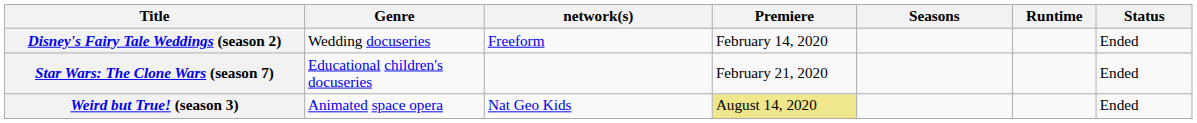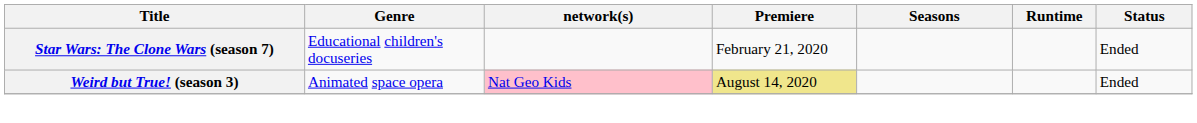- row: (154, 40)
(530, 105) no background -> (530, 81) pink background
